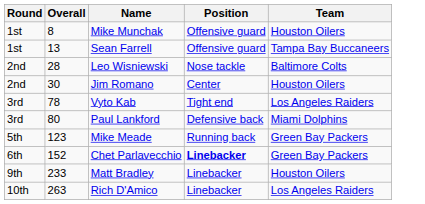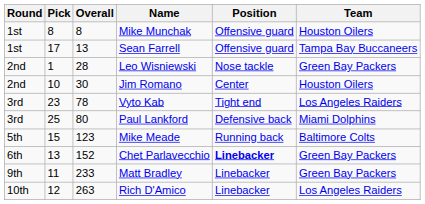+ column: (59, 13)
(309, 66) Baltimore Colts -> (348, 66) Green Bay Packers
(319, 137) Green Bay Packers -> (337, 137) Baltimore Colts
(308, 173) Houston Oilers -> (348, 173) Green Bay Packers
